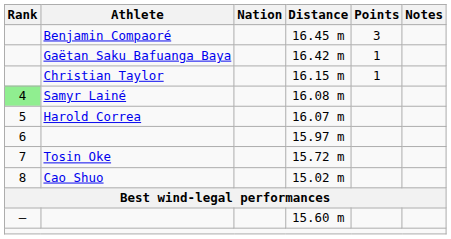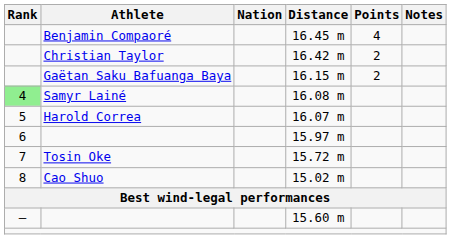(377, 35) 3 -> (377, 35) 4
(137, 55) Gaëtan Saku Bafuanga Baya -> (104, 55) Christian Taylor
(377, 55) 1 -> (377, 55) 2
(104, 76) Christian Taylor -> (137, 76) Gaëtan Saku Bafuanga Baya
(377, 76) 1 -> (377, 76) 2
